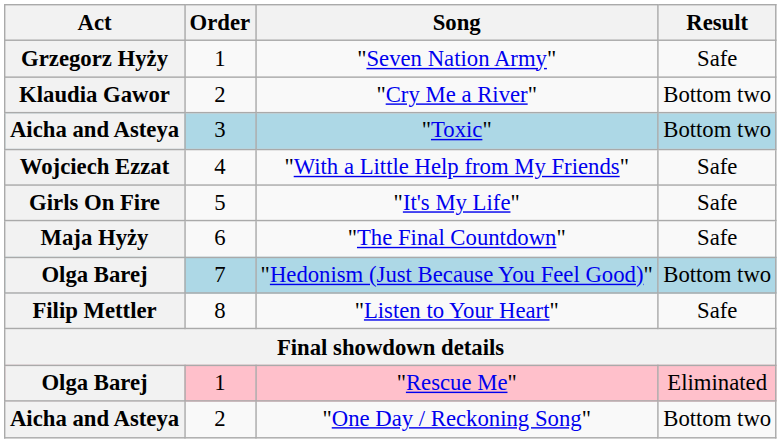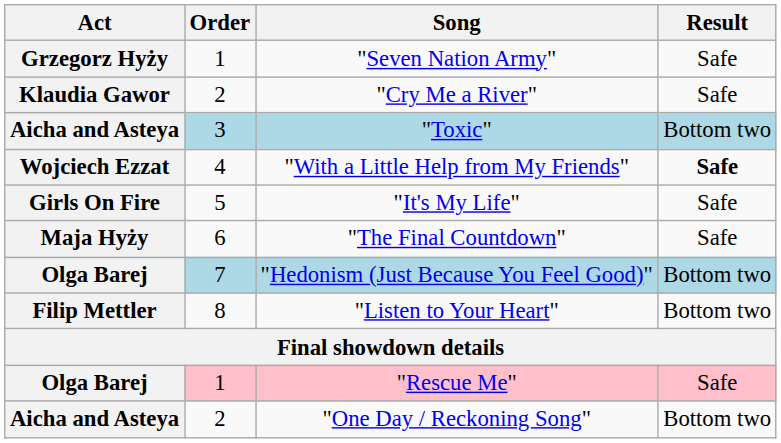(717, 94) Bottom two -> (717, 94) Safe
(717, 166) normal -> (717, 166) bold
(717, 310) Safe -> (717, 310) Bottom two
(717, 382) Eliminated -> (717, 382) Safe
